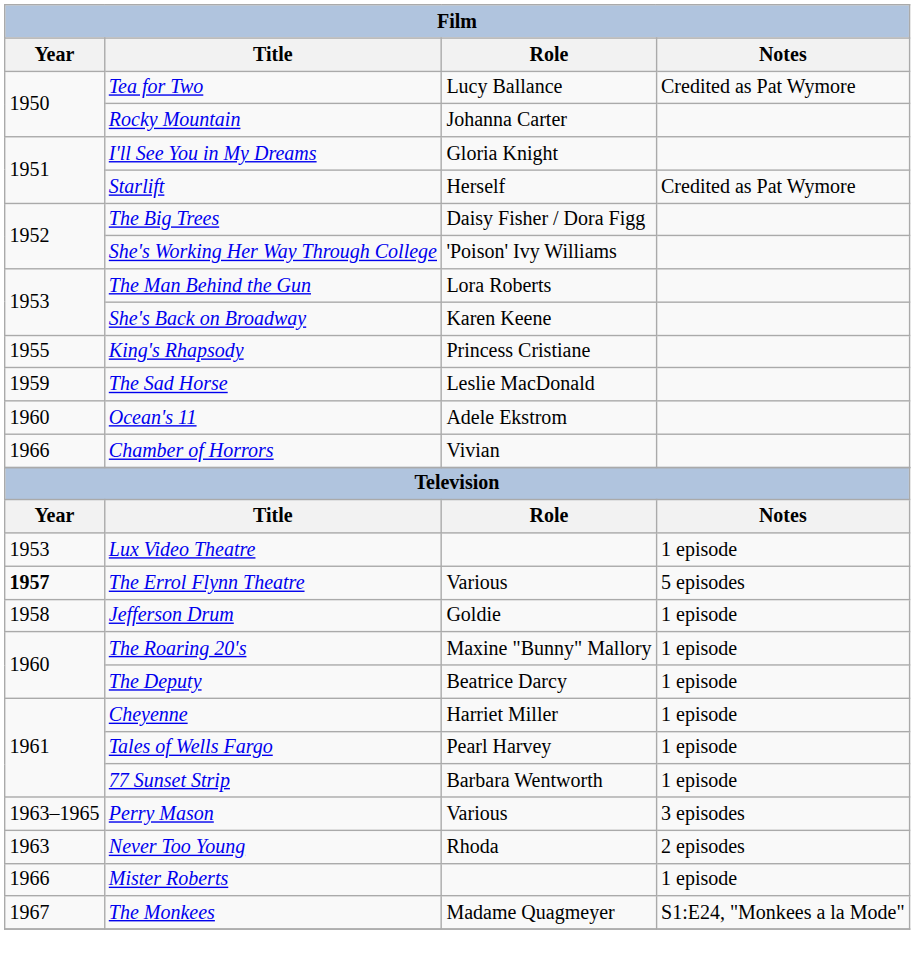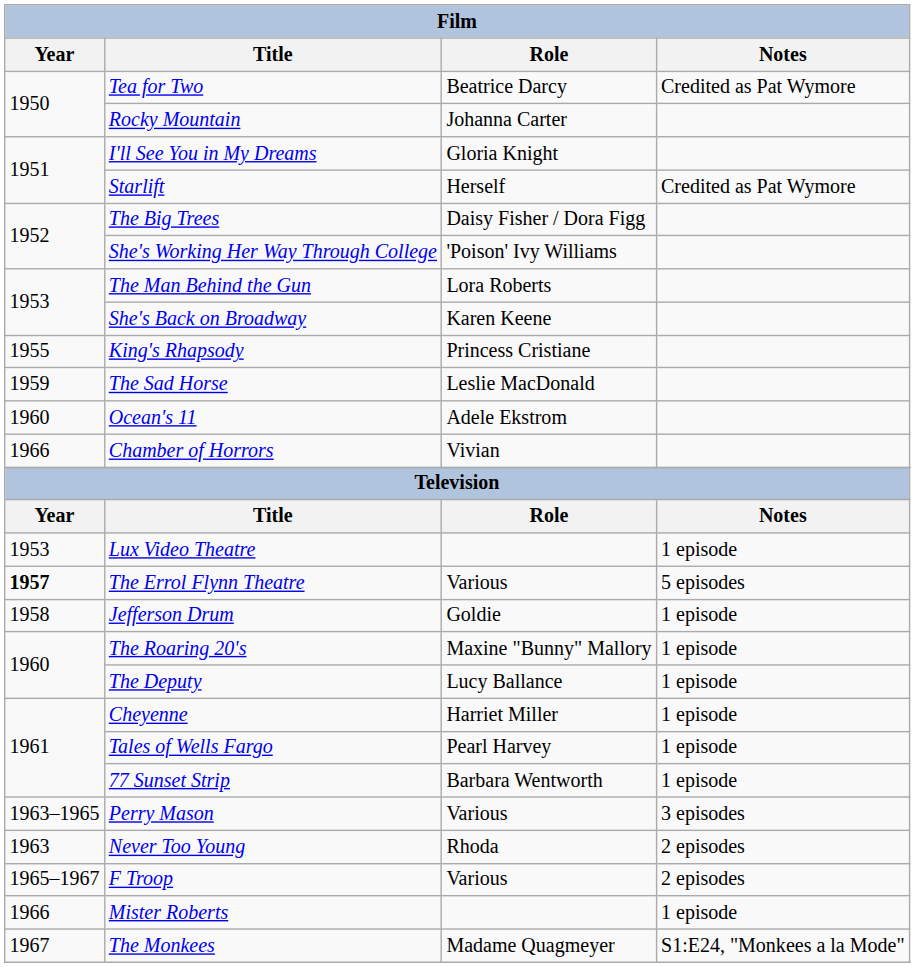(504, 87) Lucy Ballance -> (507, 87) Beatrice Darcy
(507, 681) Beatrice Darcy -> (504, 681) Lucy Ballance
+ row: (141, 879)
